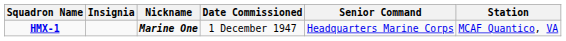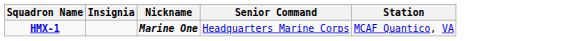- column: (253, 12)
